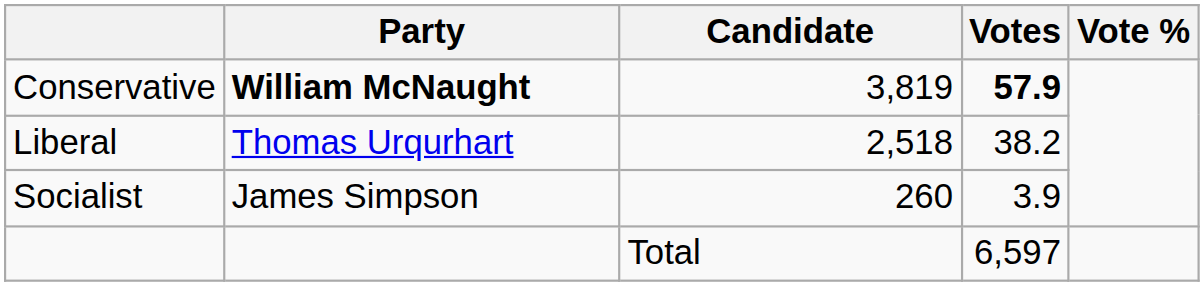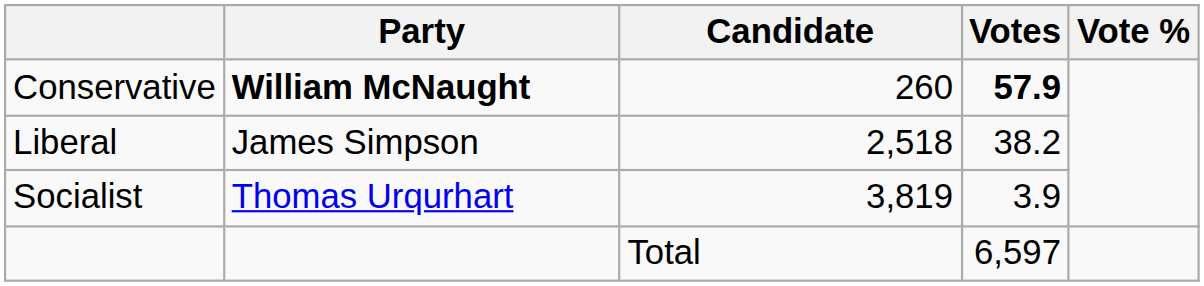(910, 87) 3,819 -> (924, 87) 260
(373, 142) Thomas Urqurhart -> (355, 142) James Simpson
(355, 197) James Simpson -> (373, 197) Thomas Urqurhart
(924, 197) 260 -> (910, 197) 3,819
